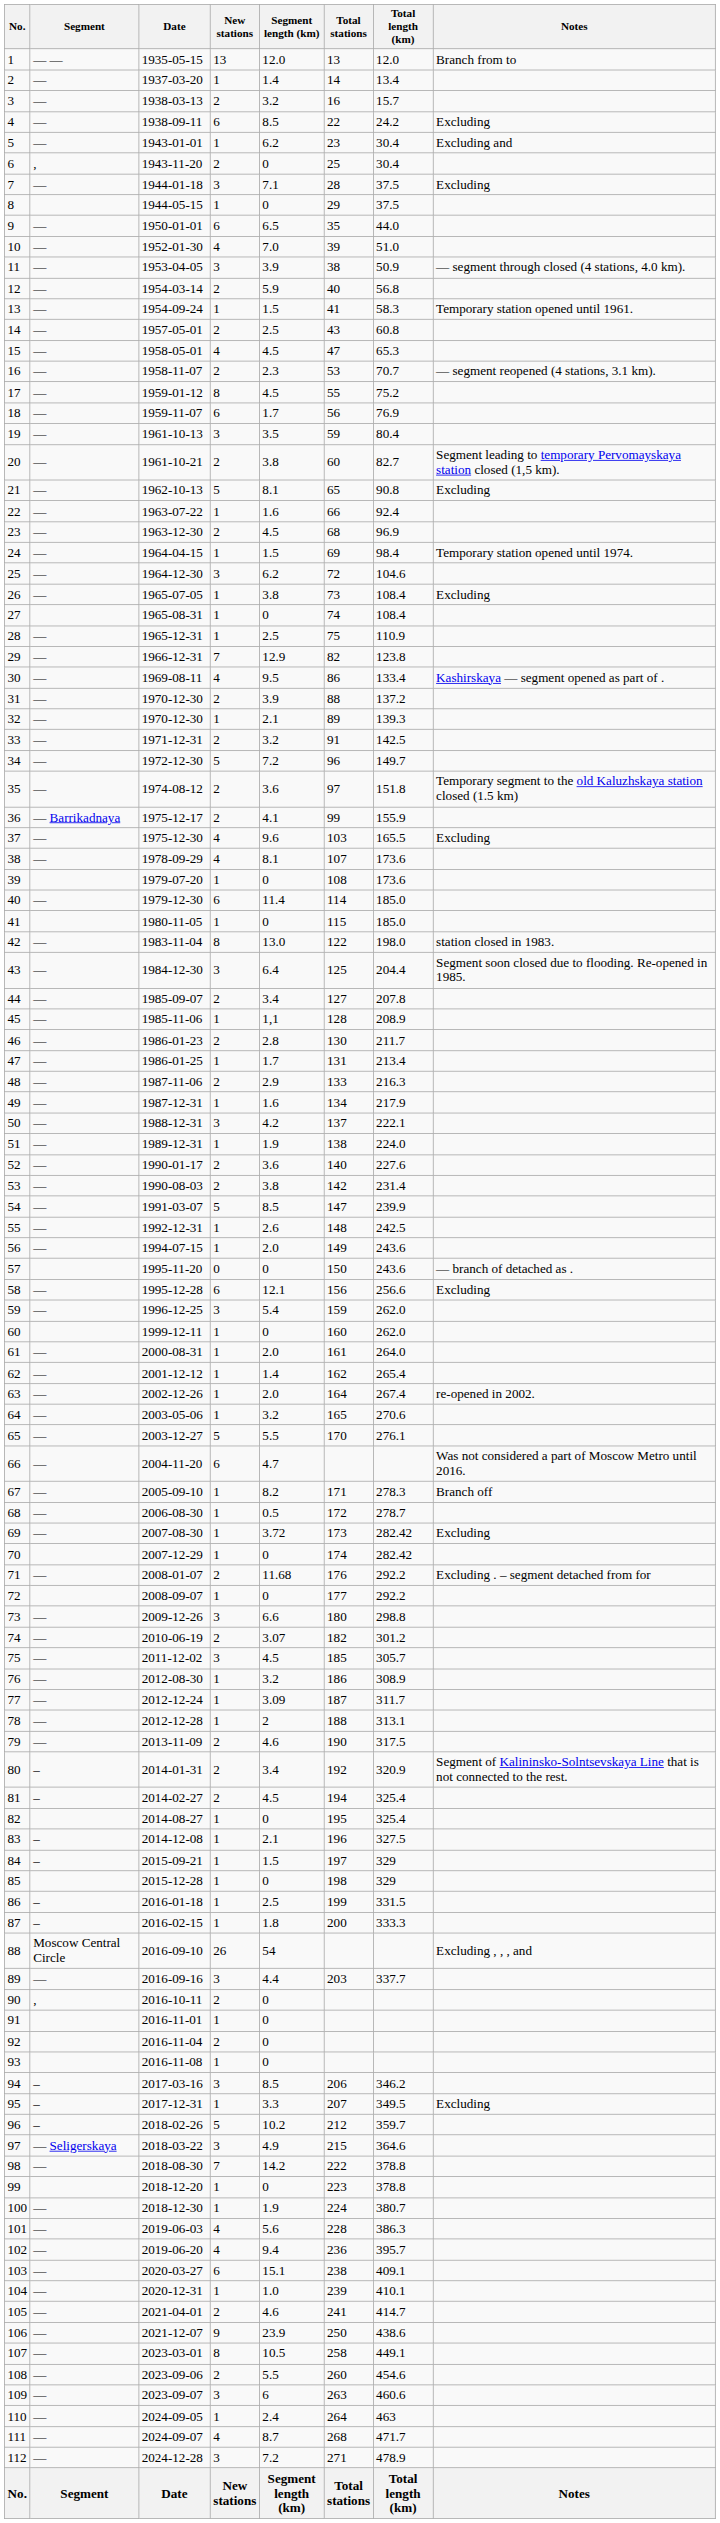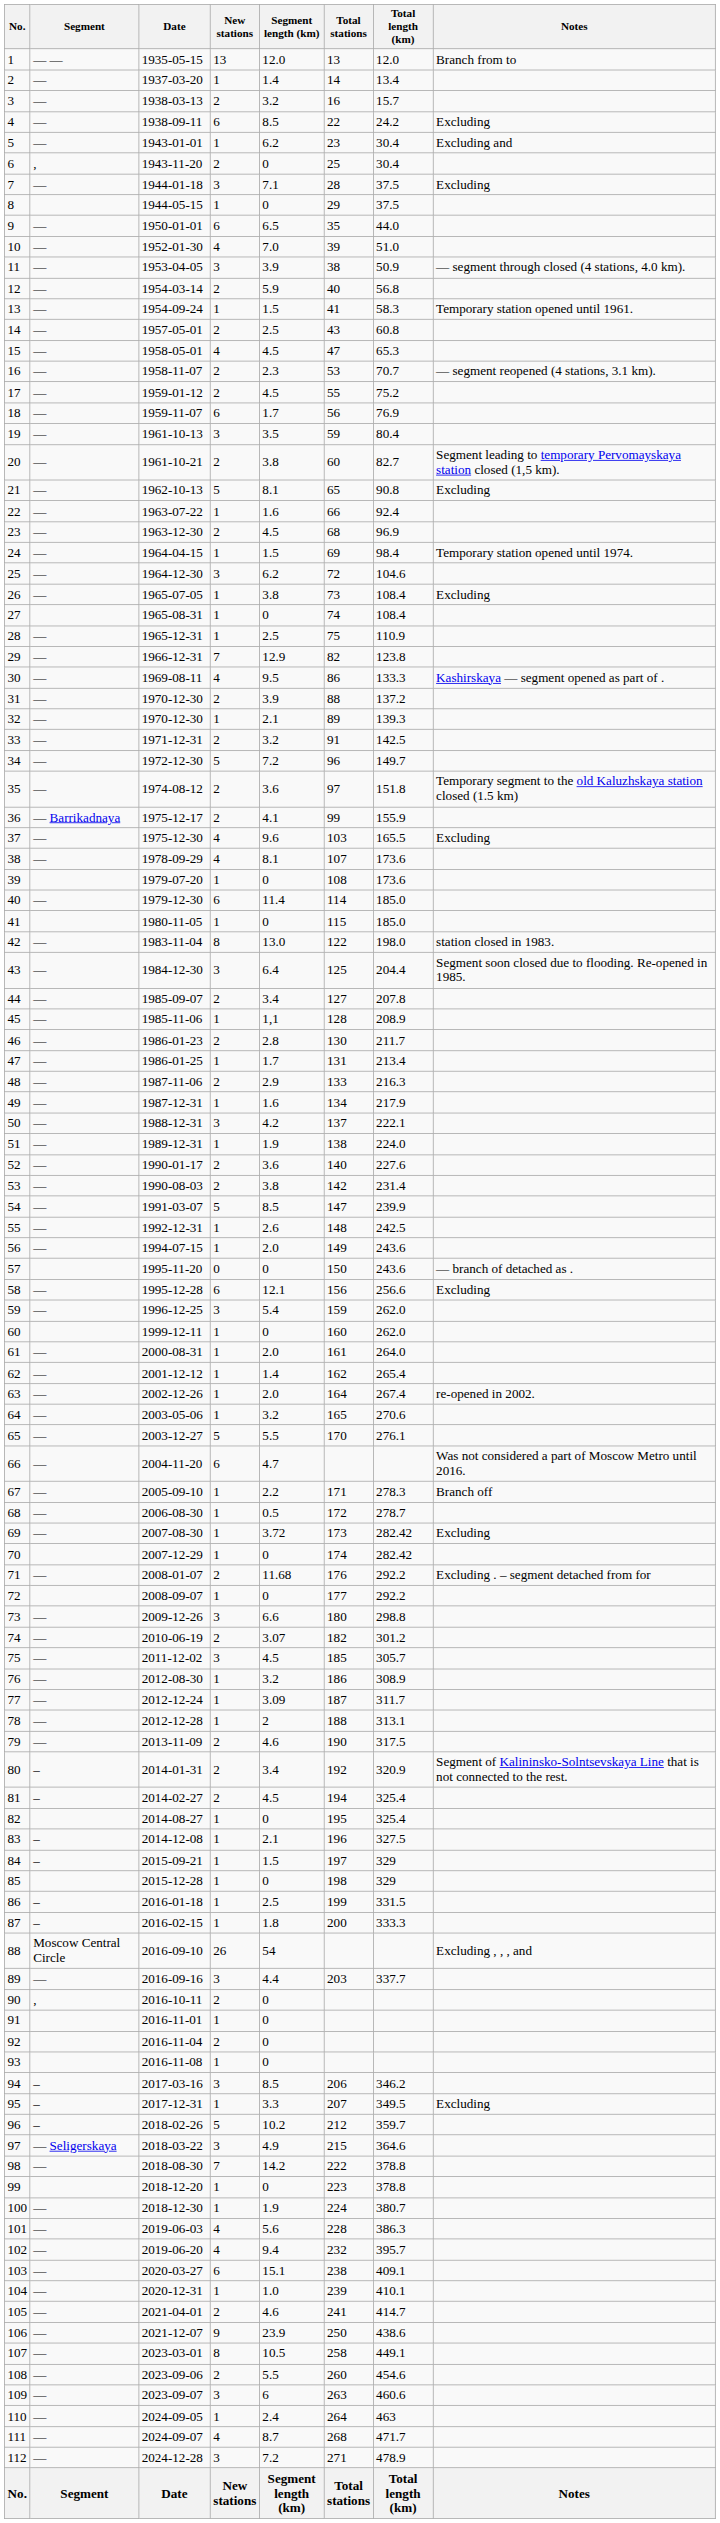(217, 392) 8 -> (217, 392) 2
(391, 677) 133.4 -> (391, 677) 133.3
(271, 1491) 8.2 -> (271, 1491) 2.2
(337, 2249) 236 -> (337, 2249) 232
